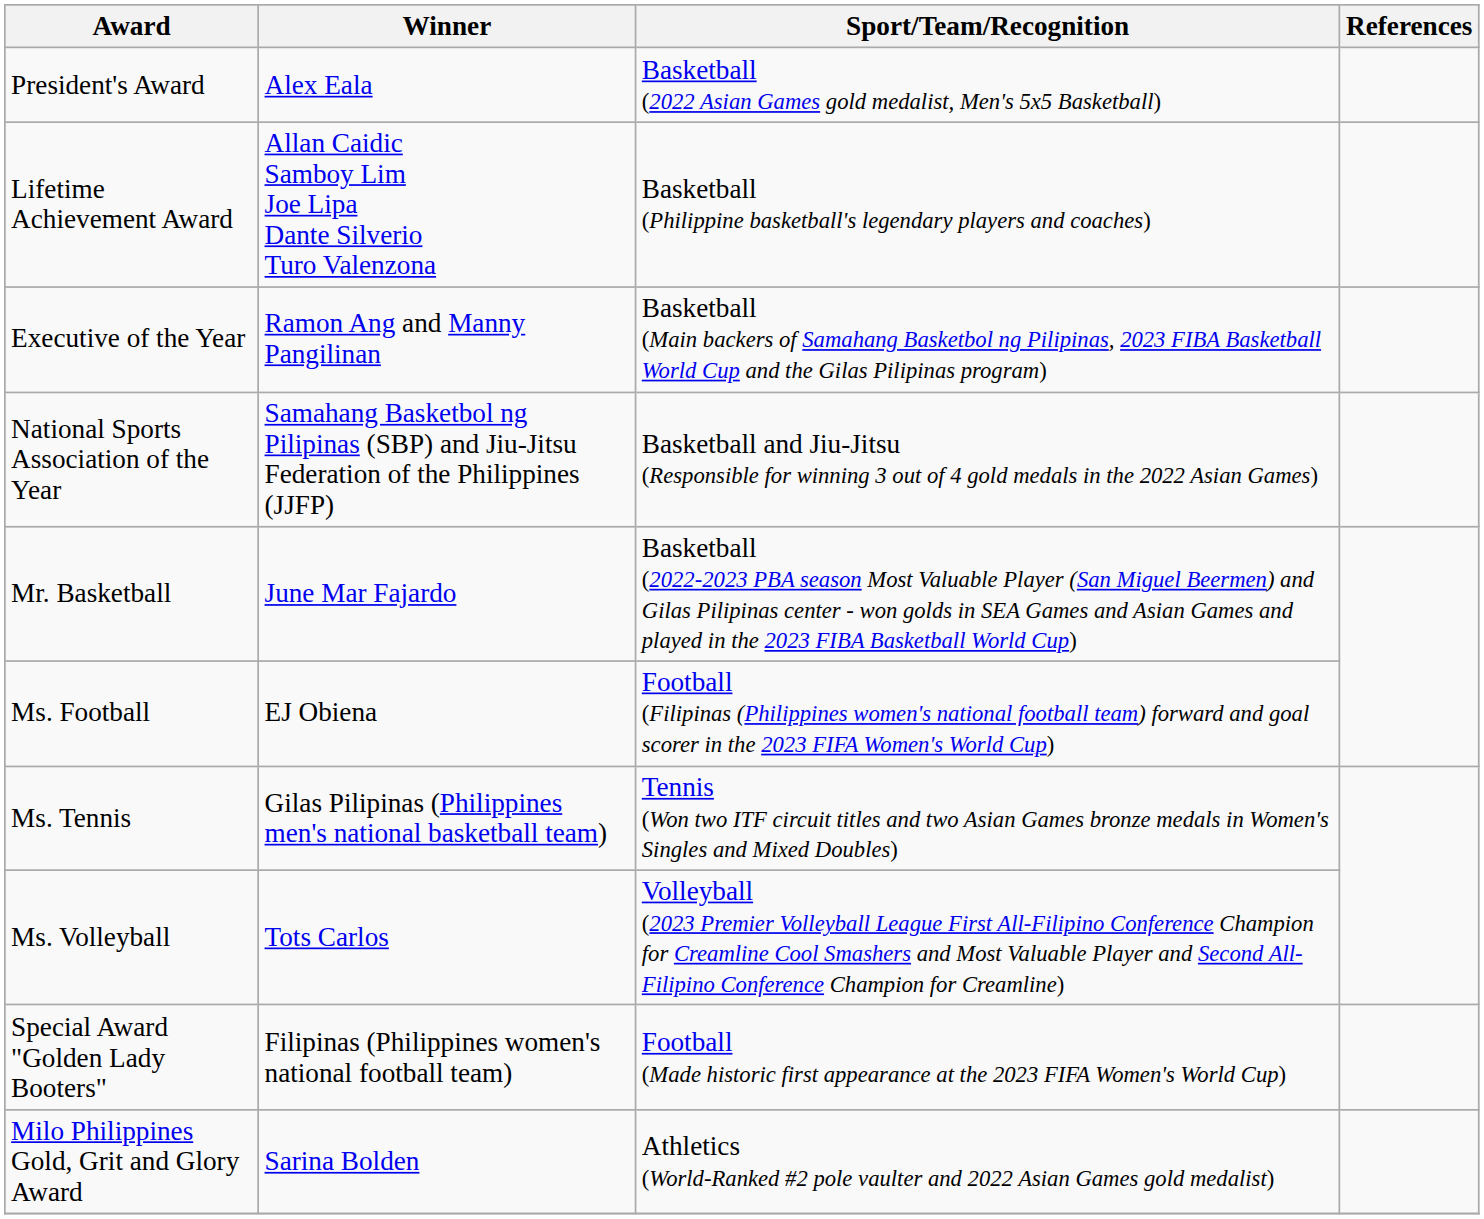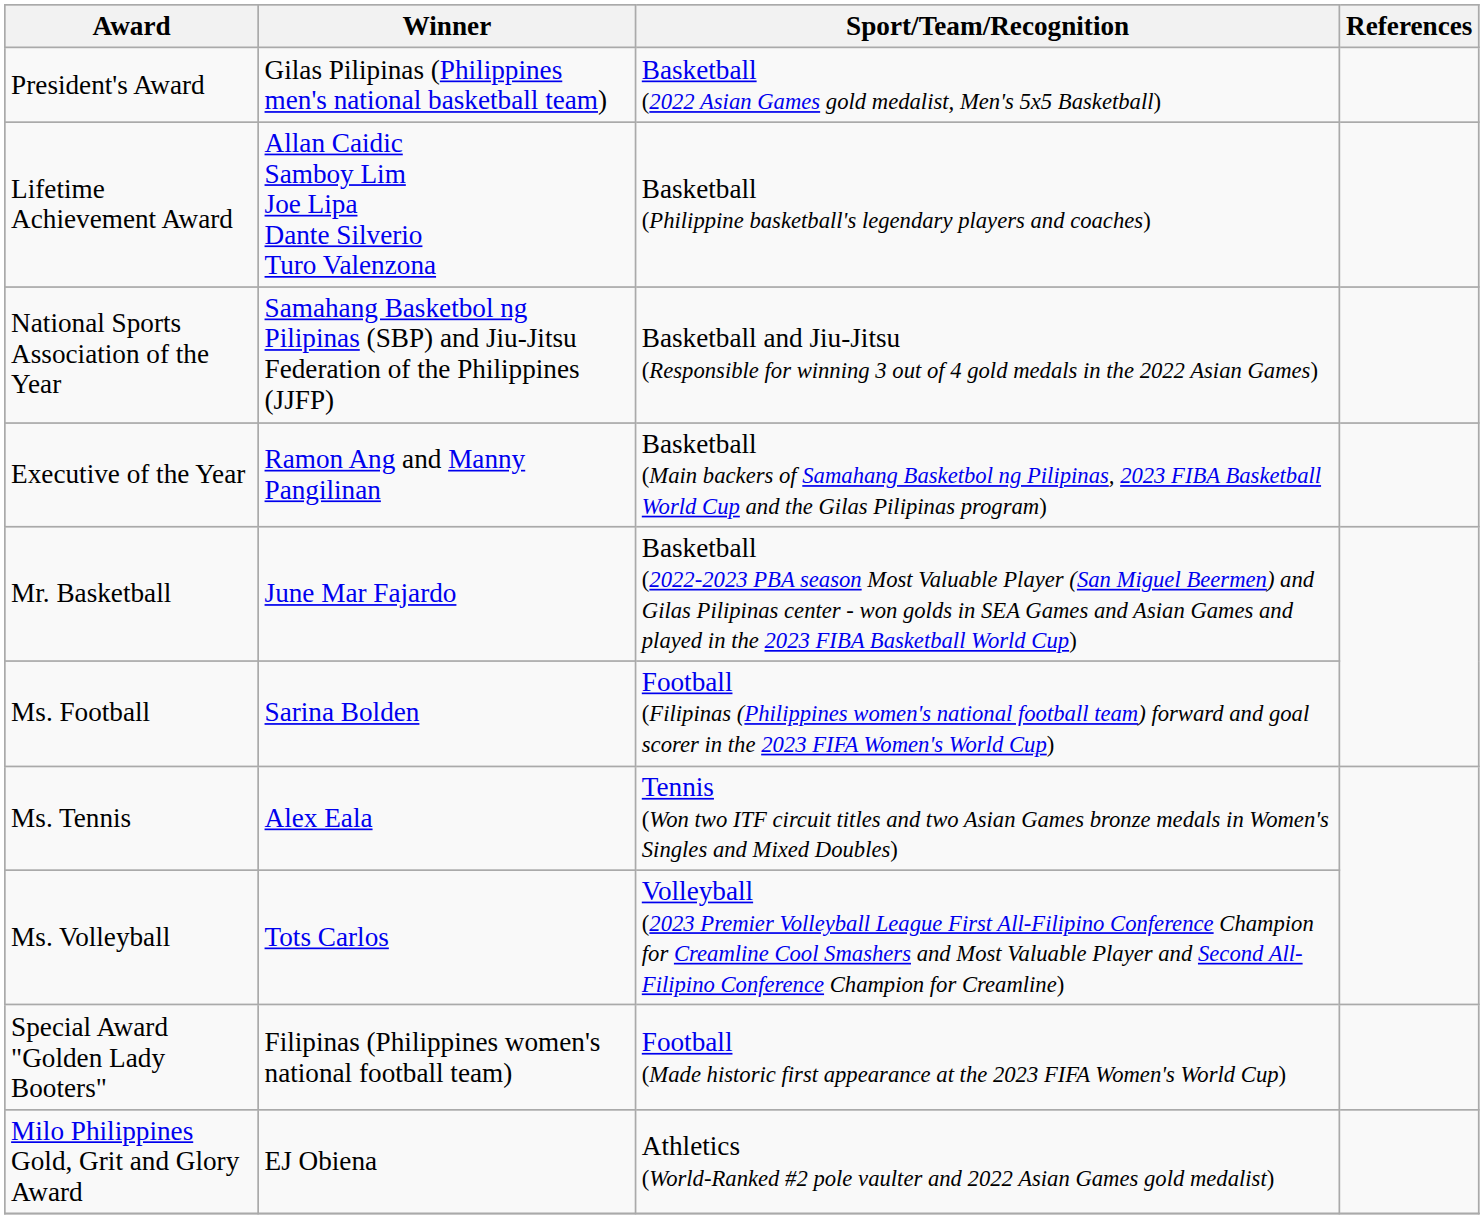(319, 84) Alex Eala -> (436, 84) Gilas Pilipinas (Philippines men's national basketball team)
rows swapped: (110, 458) <-> (128, 339)
(321, 713) EJ Obiena -> (342, 713) Sarina Bolden
(436, 817) Gilas Pilipinas (Philippines men's national basketball team) -> (319, 817) Alex Eala
(342, 1161) Sarina Bolden -> (321, 1161) EJ Obiena
